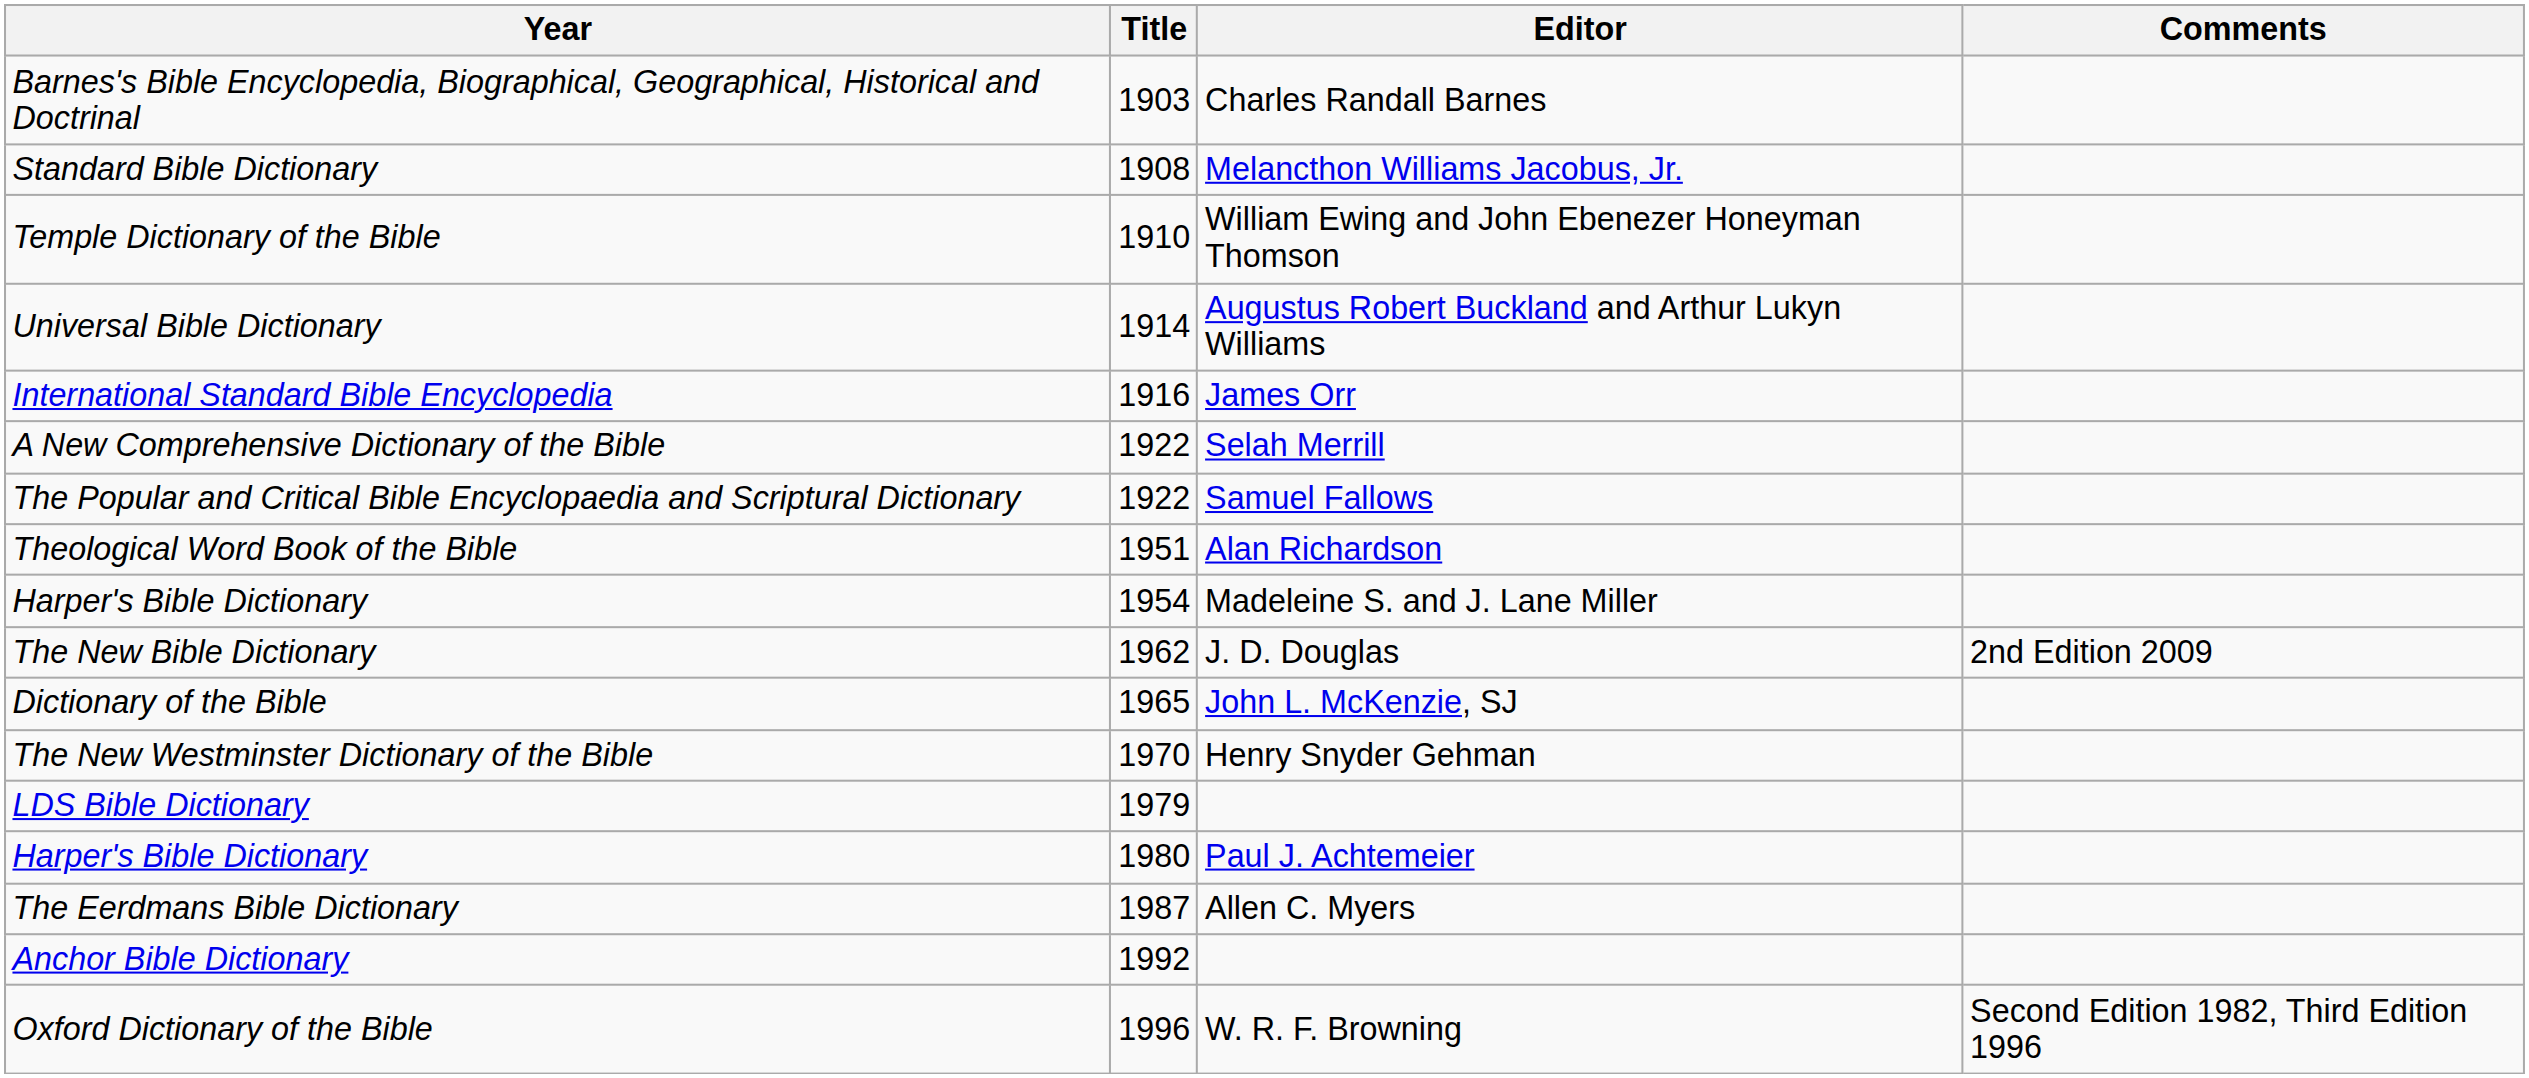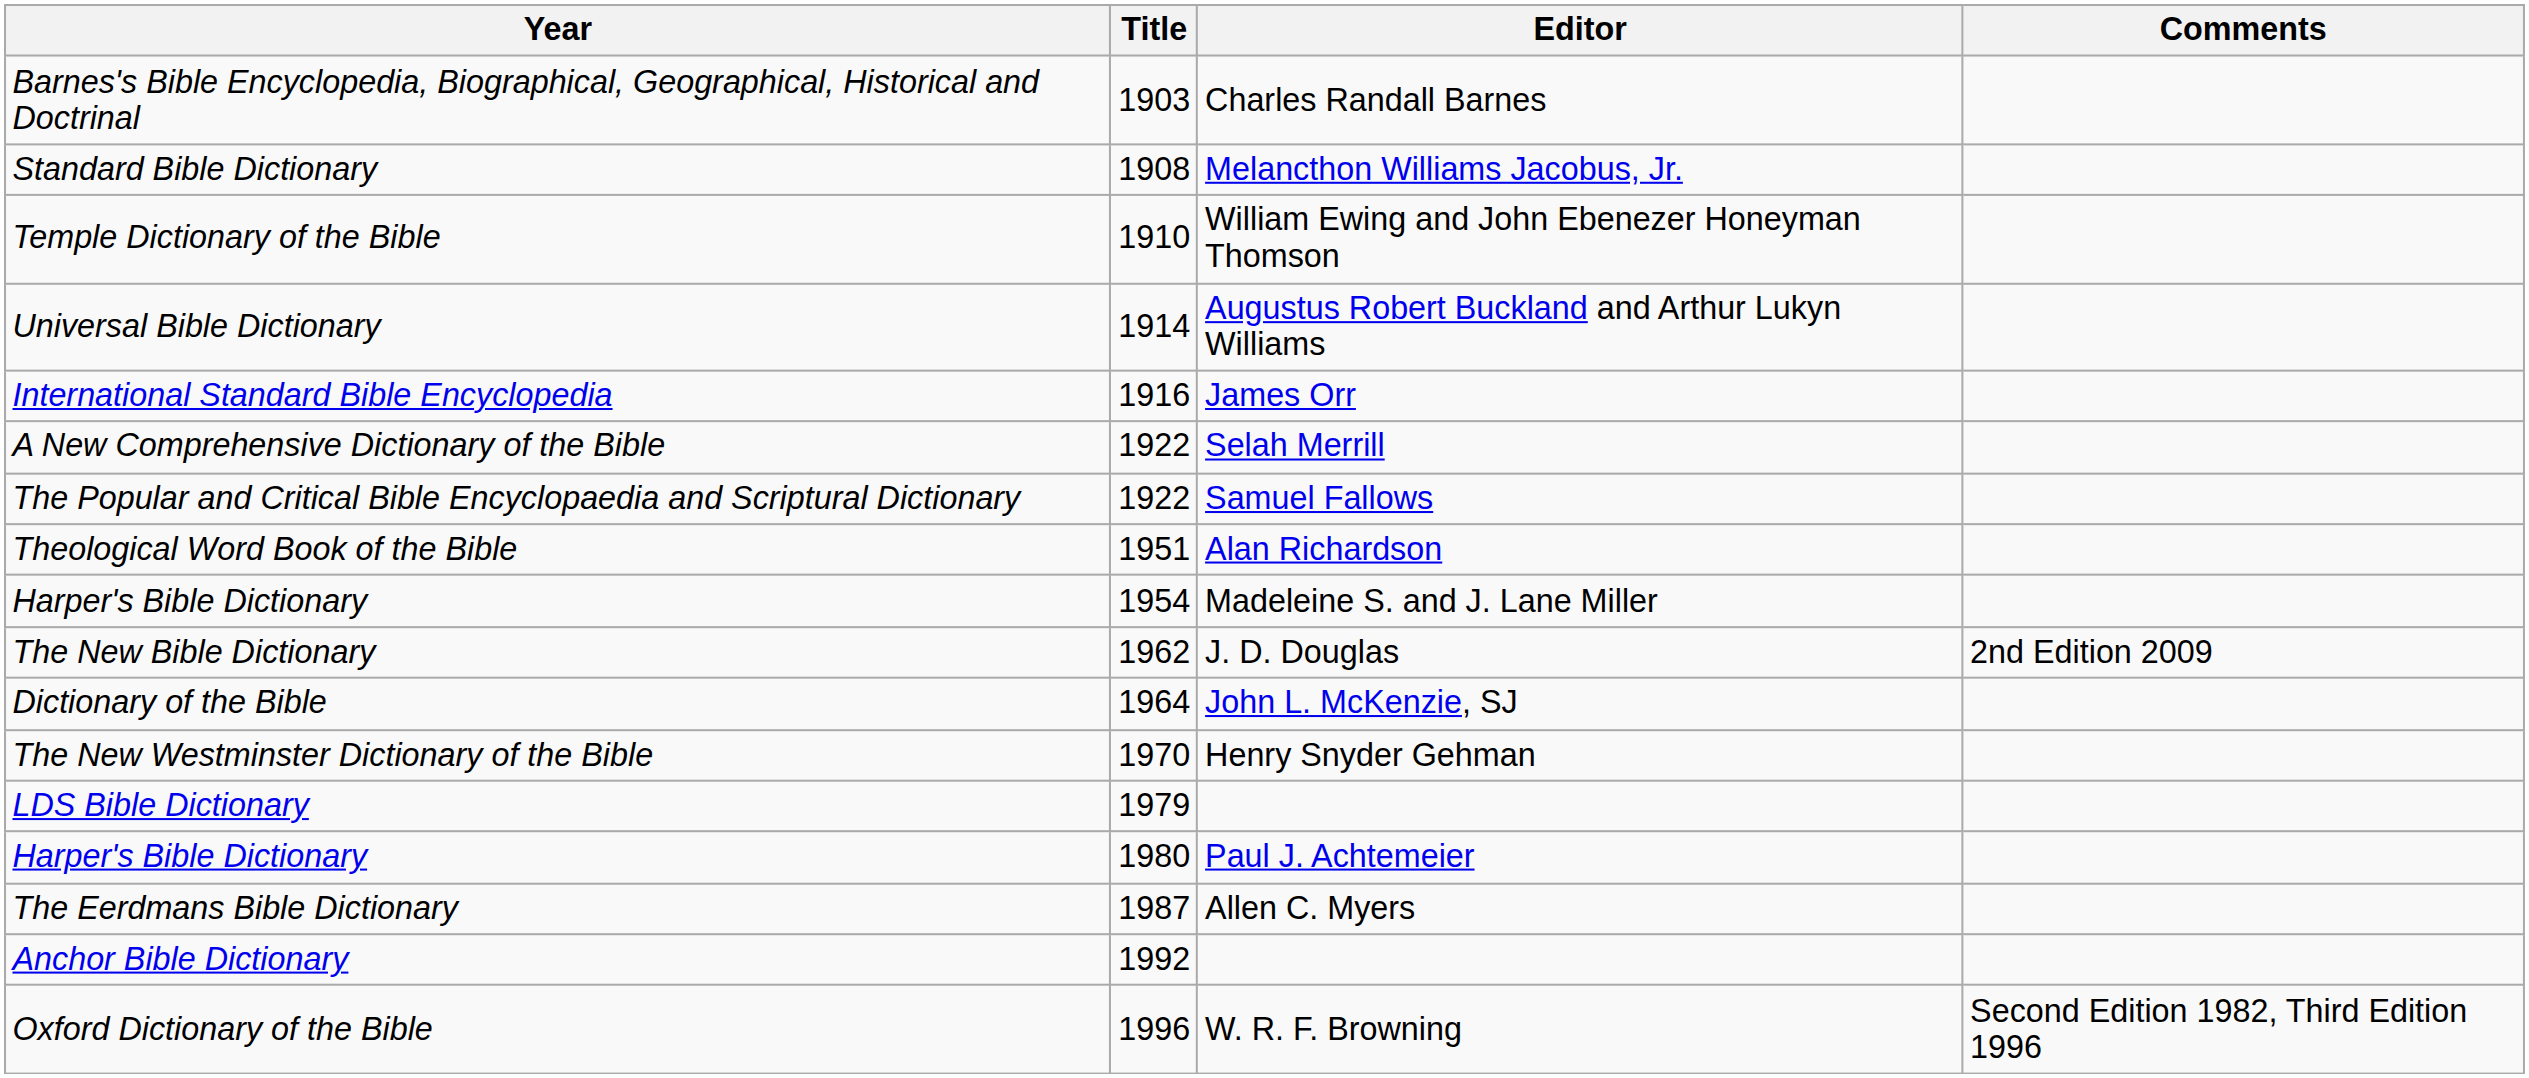(1154, 703) 1965 -> (1154, 703) 1964
